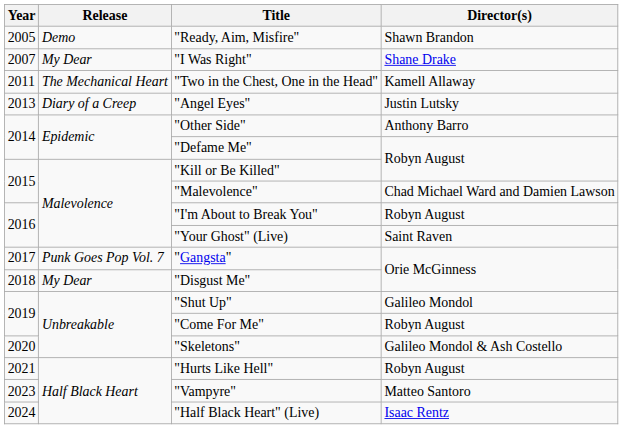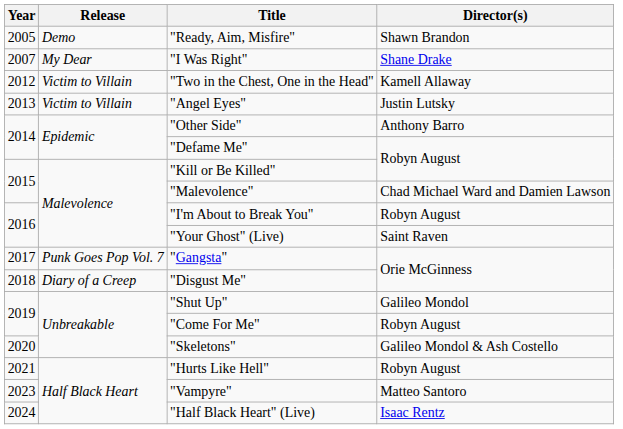(21, 81) 2011 -> (22, 81) 2012
(105, 81) The Mechanical Heart -> (87, 81) Victim to Villain
(89, 103) Diary of a Creep -> (87, 103) Victim to Villain
(67, 280) My Dear -> (89, 280) Diary of a Creep
